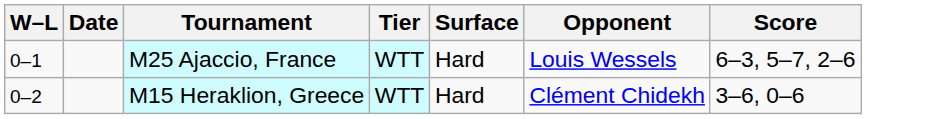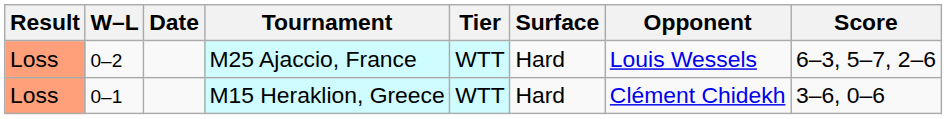+ column: (45, 22)
(26, 60) 0–1 -> (106, 60) 0–2
(26, 96) 0–2 -> (106, 96) 0–1
